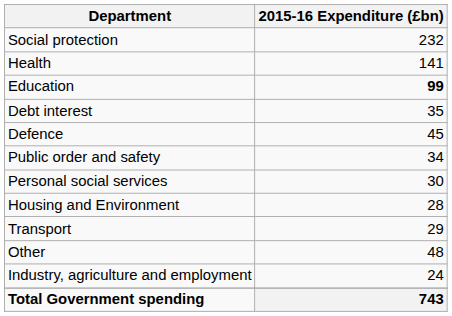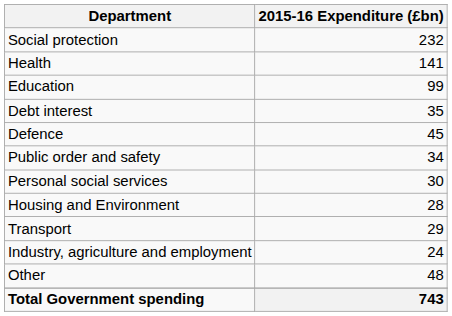(435, 87) bold -> (435, 87) normal
rows swapped: (130, 275) <-> (27, 252)
